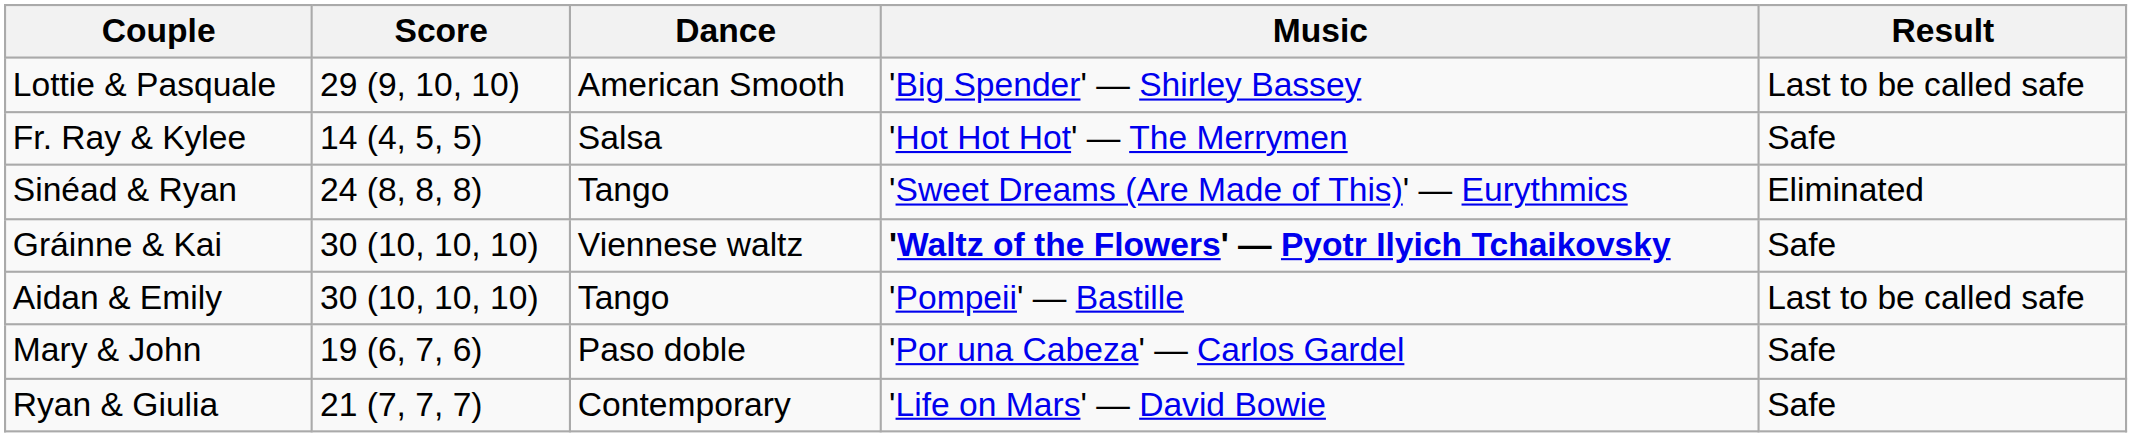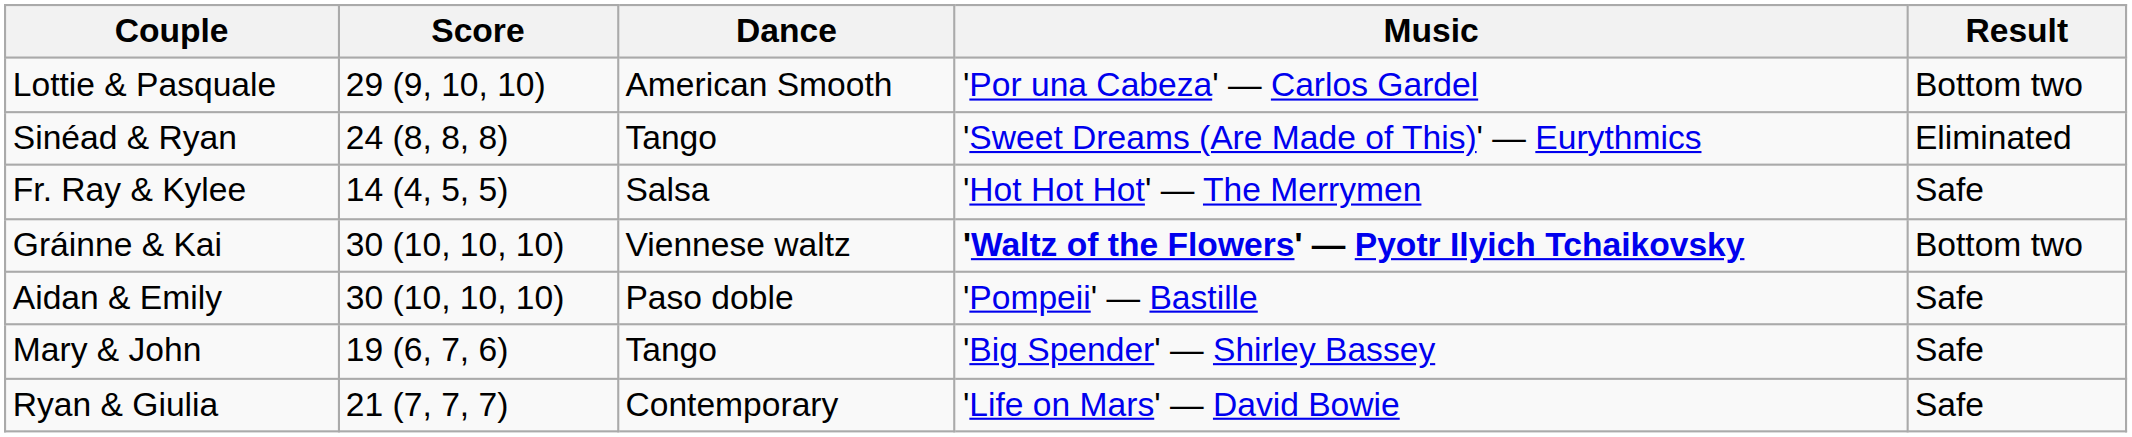(1125, 84) 'Big Spender' — Shirley Bassey -> (1221, 84) 'Por una Cabeza' — Carlos Gardel
(1926, 84) Last to be called safe -> (1999, 84) Bottom two
rows swapped: (125, 191) <-> (130, 137)
(1802, 244) Safe -> (1999, 244) Bottom two
(624, 297) Tango -> (710, 297) Paso doble
(1926, 297) Last to be called safe -> (1949, 297) Safe
(662, 350) Paso doble -> (671, 350) Tango
(1147, 350) 'Por una Cabeza' — Carlos Gardel -> (1199, 350) 'Big Spender' — Shirley Bassey
